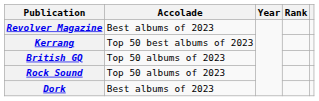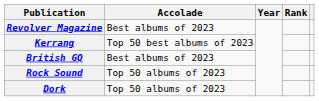(166, 58) Top 50 albums of 2023 -> (160, 58) Best albums of 2023
(160, 88) Best albums of 2023 -> (166, 88) Top 50 albums of 2023
